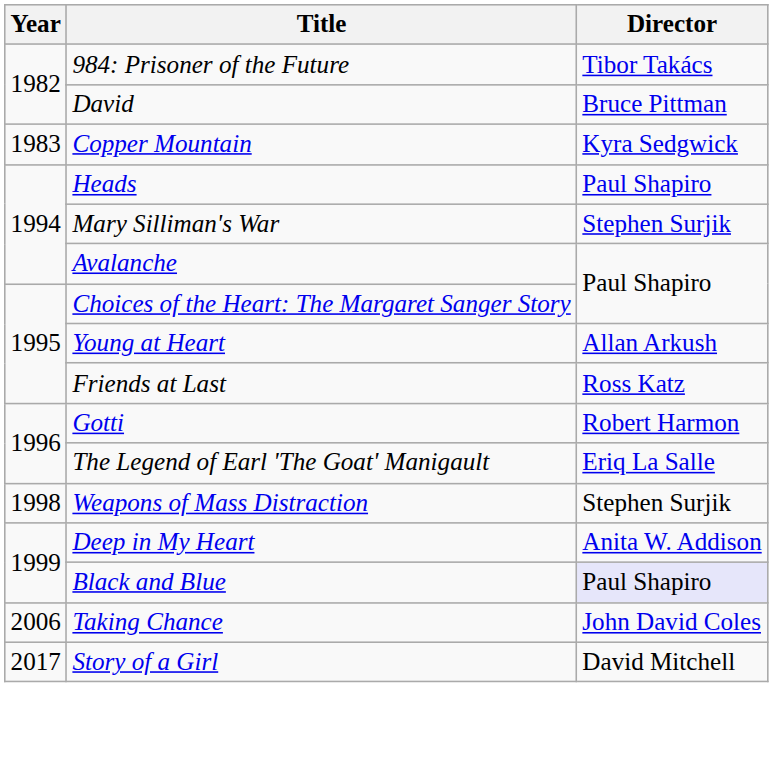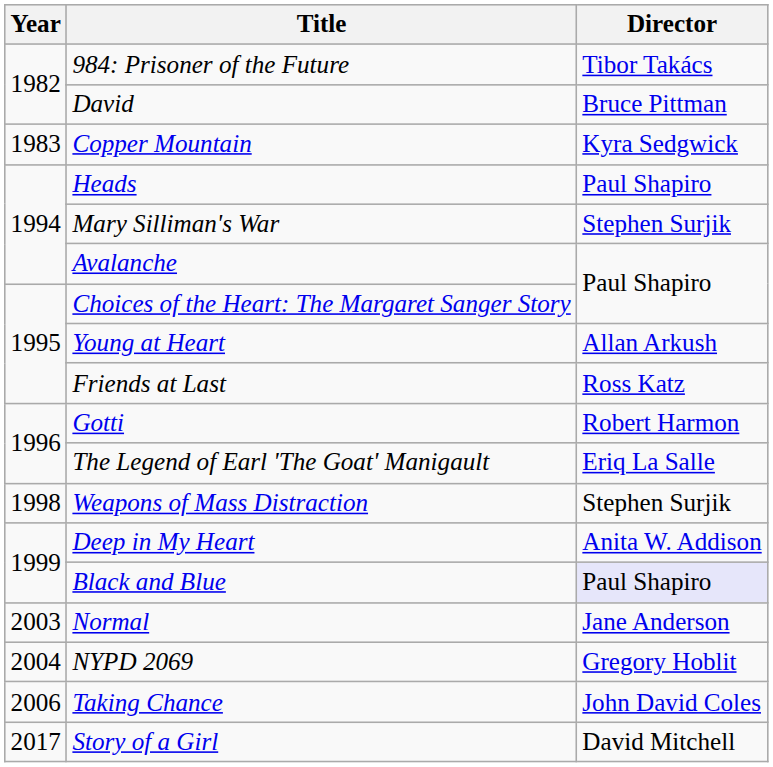+ row: (111, 622)
+ row: (133, 661)
